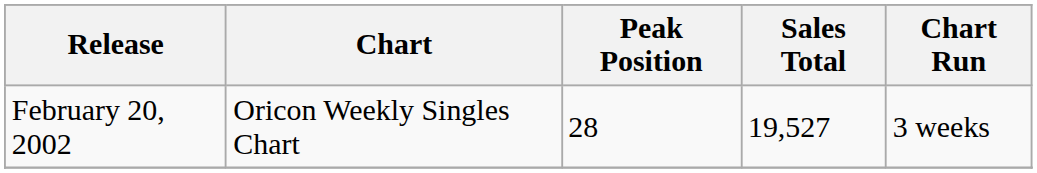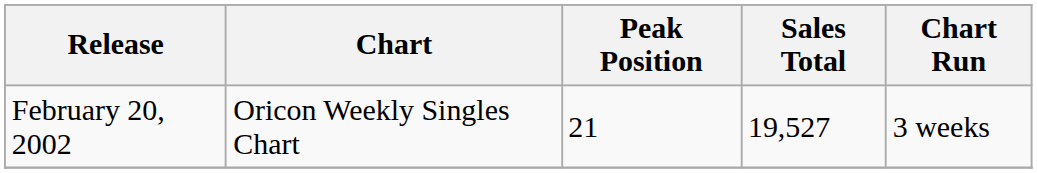(583, 126) 28 -> (583, 126) 21
